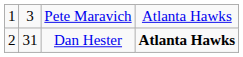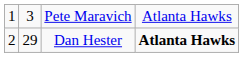(30, 40) 31 -> (30, 40) 29
